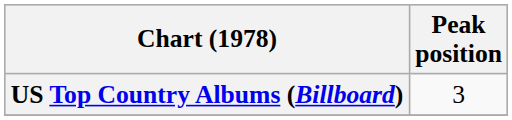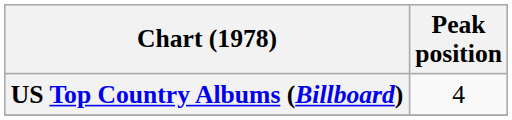(459, 94) 3 -> (459, 94) 4
